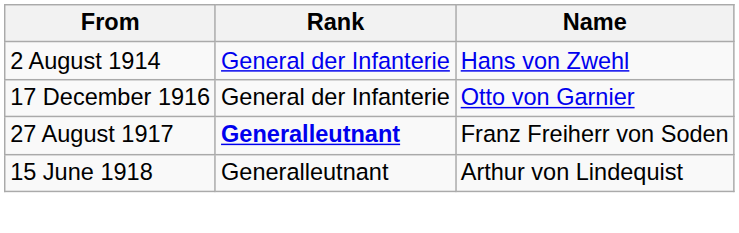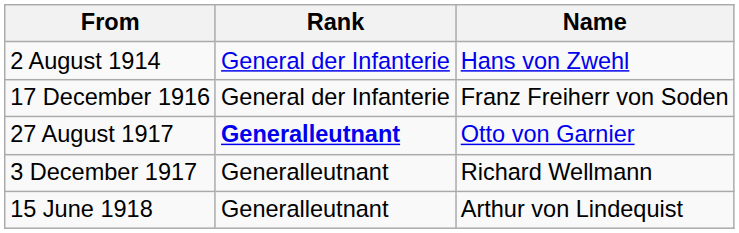(548, 97) Otto von Garnier -> (595, 97) Franz Freiherr von Soden
(595, 135) Franz Freiherr von Soden -> (548, 135) Otto von Garnier
+ row: (104, 172)
